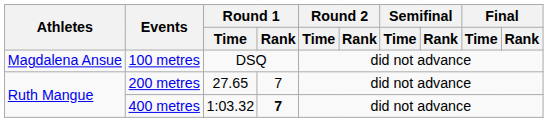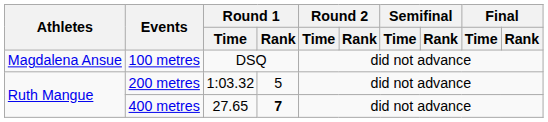(230, 84) 27.65 -> (230, 84) 1:03.32
(278, 84) 7 -> (278, 84) 5
(230, 106) 1:03.32 -> (230, 106) 27.65
